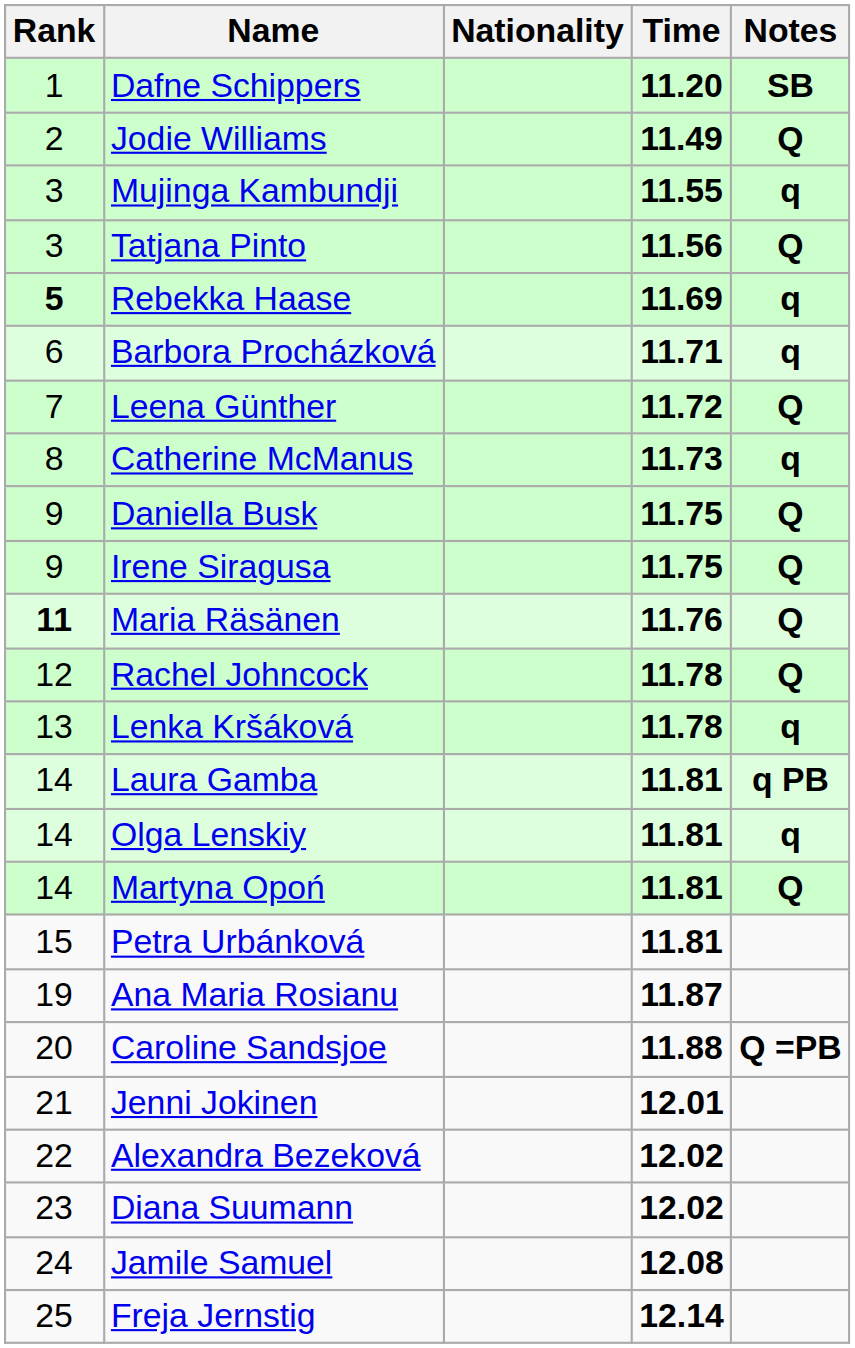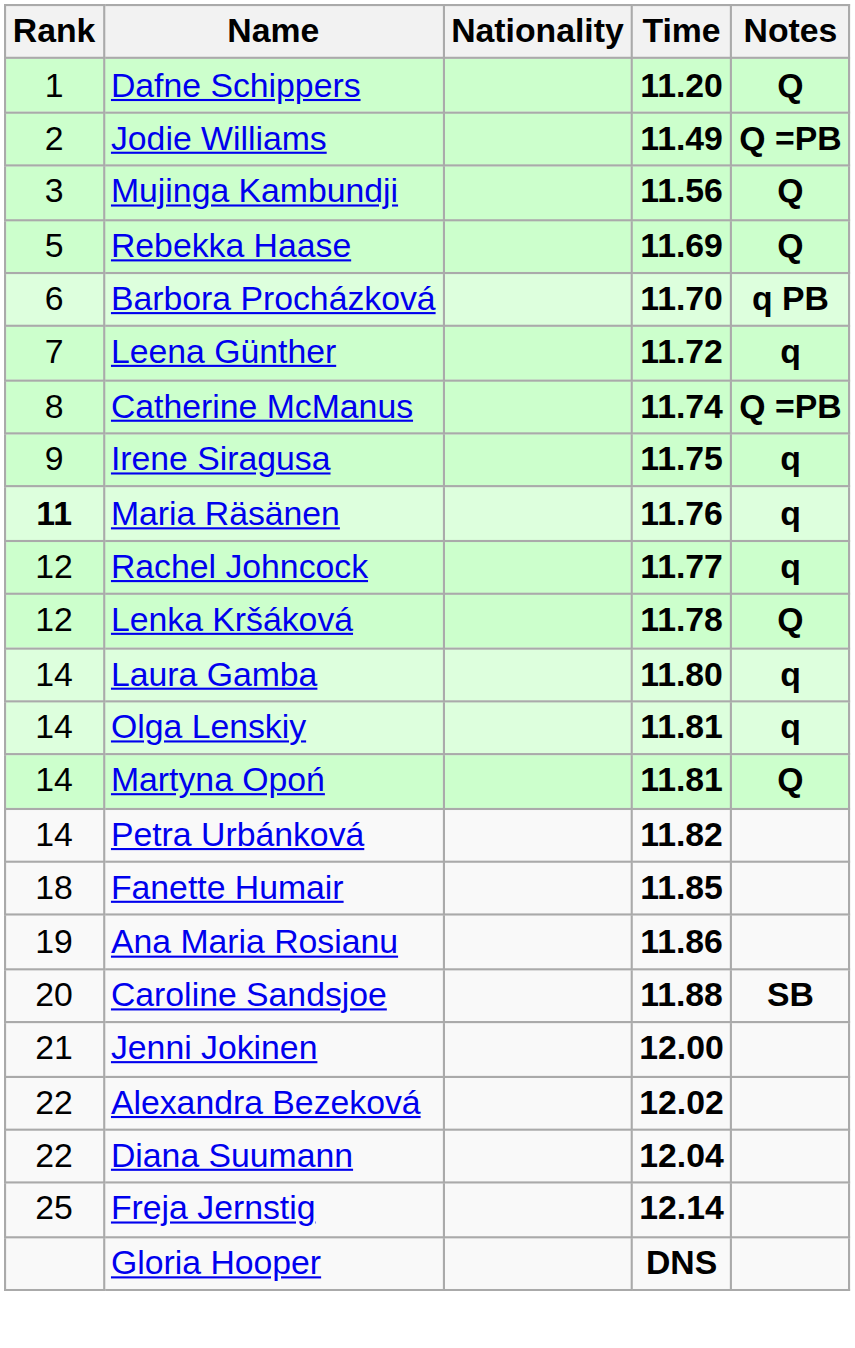(790, 84) SB -> (790, 84) Q
(790, 138) Q -> (791, 138) Q =PB
(682, 191) 11.55 -> (682, 191) 11.56
(791, 191) q -> (790, 191) Q
- row: (209, 245)
(54, 298) bold -> (54, 245) normal
(791, 298) q -> (790, 245) Q
(682, 352) 11.71 -> (682, 298) 11.70
(791, 352) q -> (790, 298) q PB
(790, 406) Q -> (791, 352) q
(682, 459) 11.73 -> (682, 406) 11.74
(791, 459) q -> (791, 406) Q =PB
- row: (214, 513)
(790, 566) Q -> (791, 459) q
(790, 620) Q -> (791, 513) q
(682, 673) 11.78 -> (682, 566) 11.77
(790, 673) Q -> (791, 566) q
(54, 727) 13 -> (54, 620) 12
(791, 727) q -> (790, 620) Q
(682, 780) 11.81 -> (682, 673) 11.80
(790, 780) q PB -> (791, 673) q
(54, 941) 15 -> (54, 834) 14
(682, 941) 11.81 -> (682, 834) 11.82
+ row: (227, 887)
(682, 995) 11.87 -> (682, 941) 11.86
(791, 1048) Q =PB -> (790, 995) SB
(682, 1102) 12.01 -> (682, 1048) 12.00
(54, 1209) 23 -> (54, 1155) 22
(682, 1209) 12.02 -> (682, 1155) 12.04
- row: (222, 1262)
+ row: (216, 1262)
